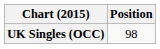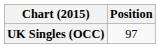(131, 33) 98 -> (131, 33) 97
